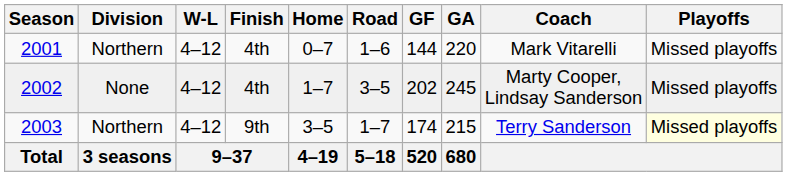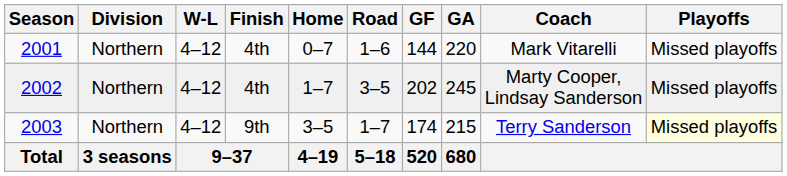(127, 87) None -> (127, 87) Northern
